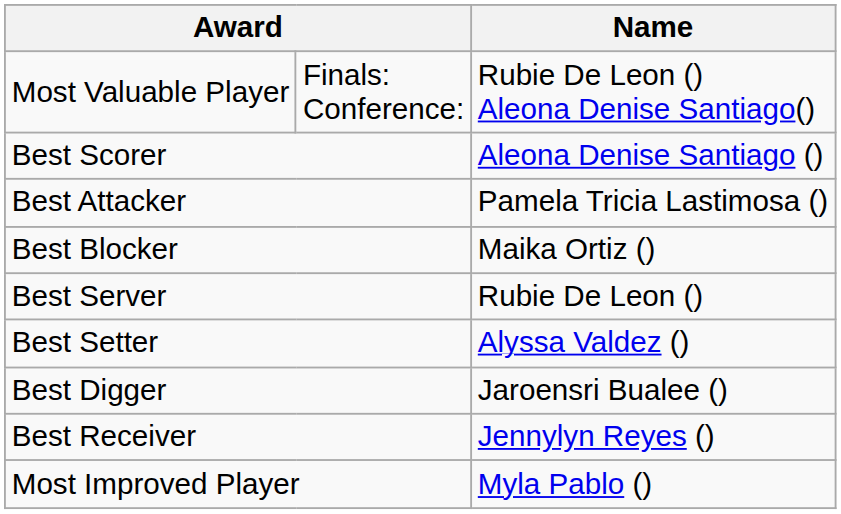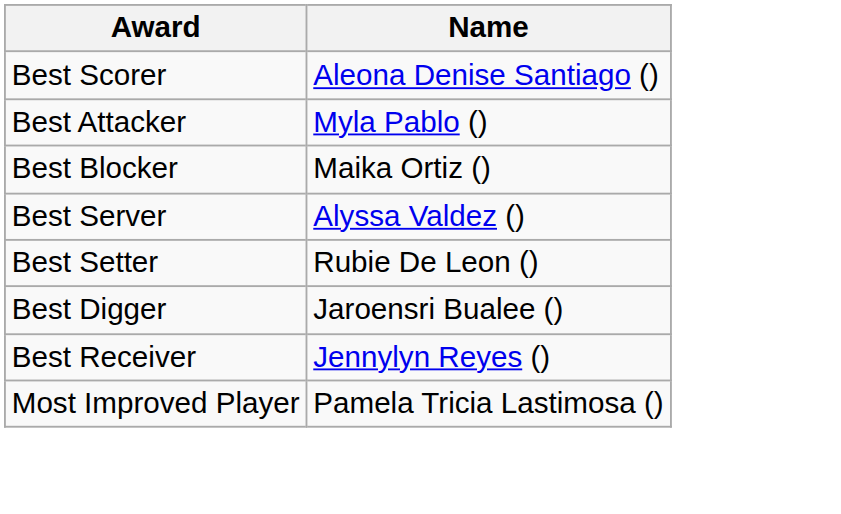- row: (150, 91)
(653, 202) Pamela Tricia Lastimosa () -> (400, 121) Myla Pablo ()
(591, 295) Rubie De Leon () -> (419, 215) Alyssa Valdez ()
(584, 342) Alyssa Valdez () -> (426, 262) Rubie De Leon ()
(565, 483) Myla Pablo () -> (488, 403) Pamela Tricia Lastimosa ()
